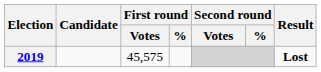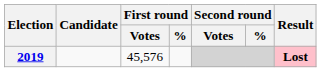(145, 56) 45,575 -> (145, 56) 45,576
(295, 56) no background -> (295, 56) pink background
